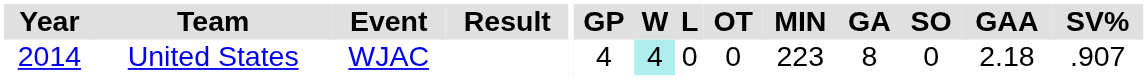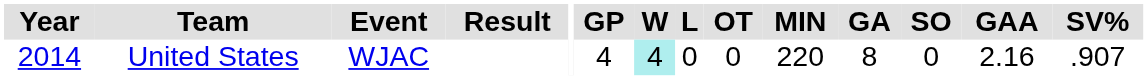(800, 57) 223 -> (800, 57) 220
(1007, 57) 2.18 -> (1007, 57) 2.16
